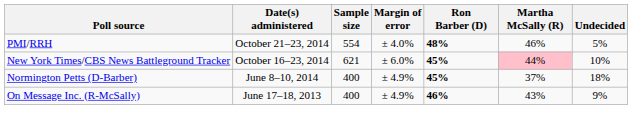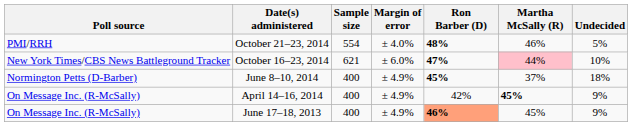(438, 60) 45% -> (438, 60) 47%
+ row: (282, 95)
(438, 95) no background -> (438, 113) lightsalmon background
(535, 95) 43% -> (535, 113) 45%
